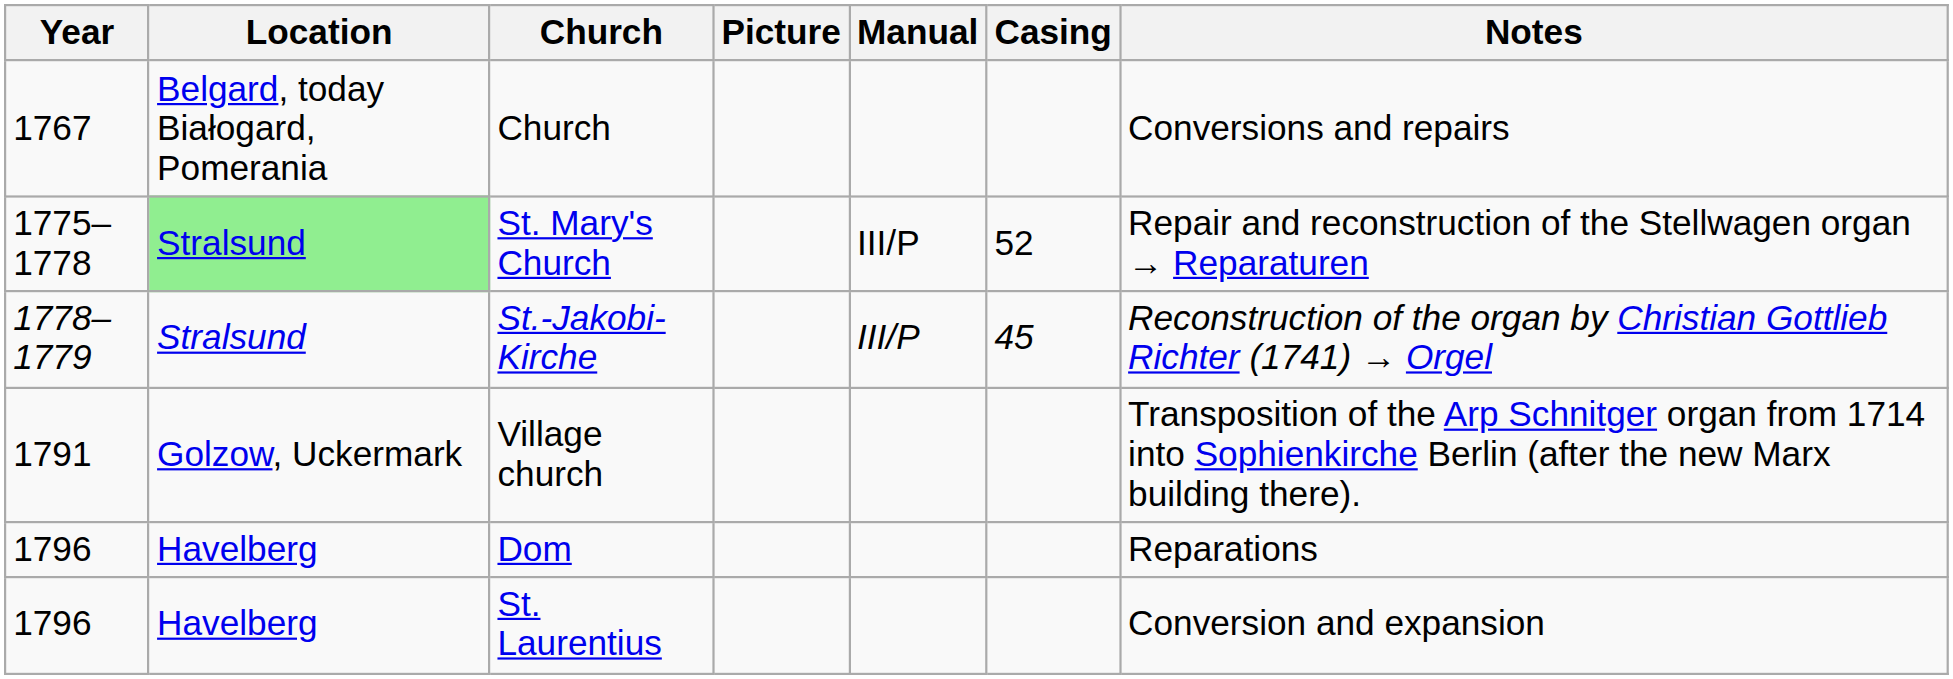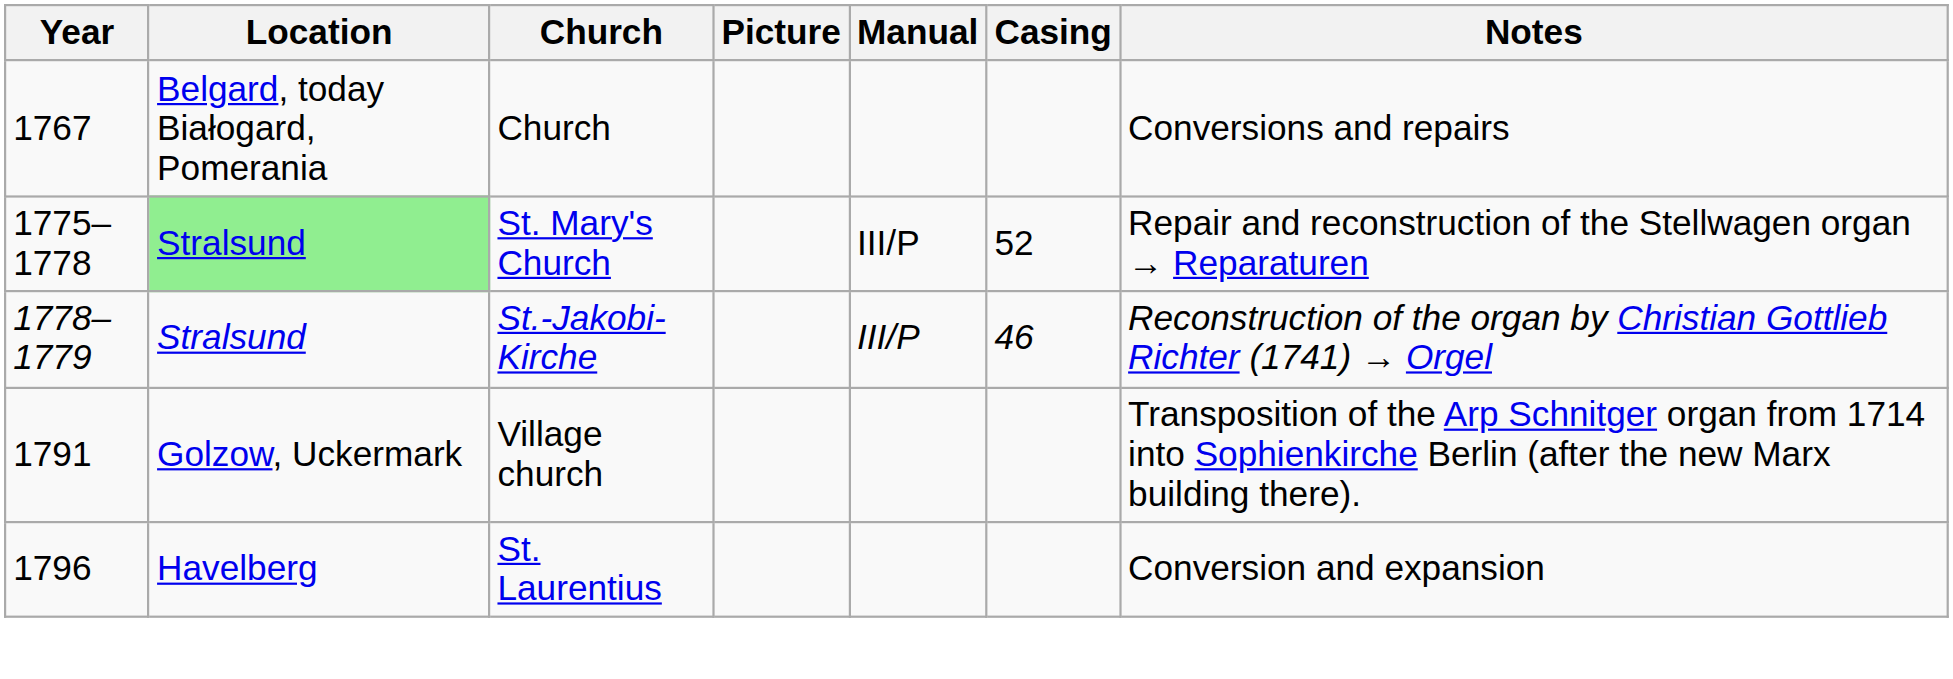(1014, 338) 45 -> (1014, 338) 46
- row: (535, 549)
